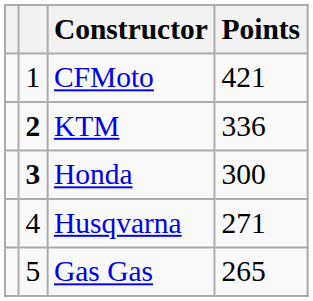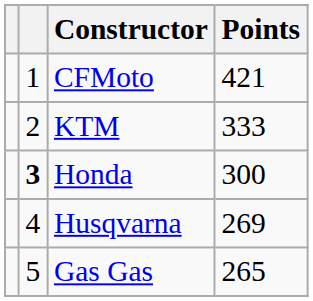(33, 126) bold -> (33, 126) normal
(244, 126) 336 -> (244, 126) 333
(244, 223) 271 -> (244, 223) 269
